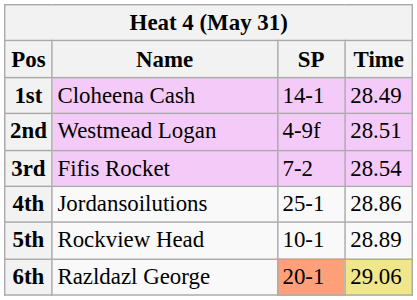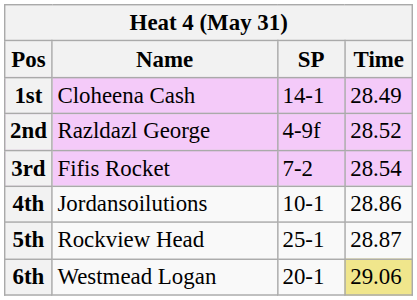(137, 131) Westmead Logan -> (134, 131) Razldazl George
(376, 131) 28.51 -> (376, 131) 28.52
(303, 204) 25-1 -> (303, 204) 10-1
(303, 240) 10-1 -> (303, 240) 25-1
(376, 240) 28.89 -> (376, 240) 28.87
(134, 276) Razldazl George -> (137, 276) Westmead Logan
(303, 276) lightsalmon background -> (303, 276) no background
